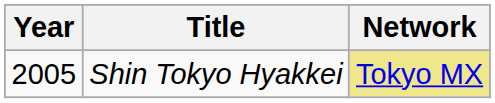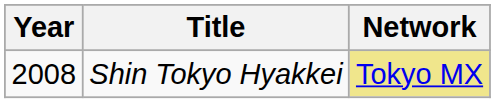(44, 73) 2005 -> (44, 73) 2008
